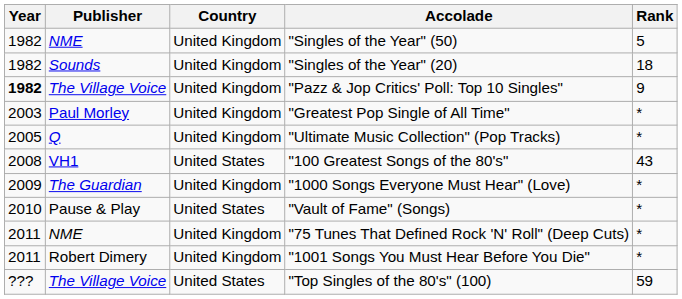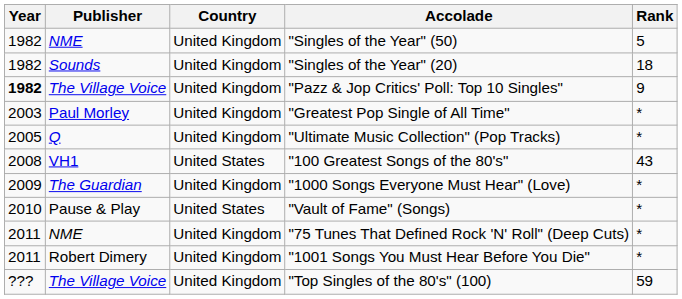(219, 281) United States -> (227, 281) United Kingdom
